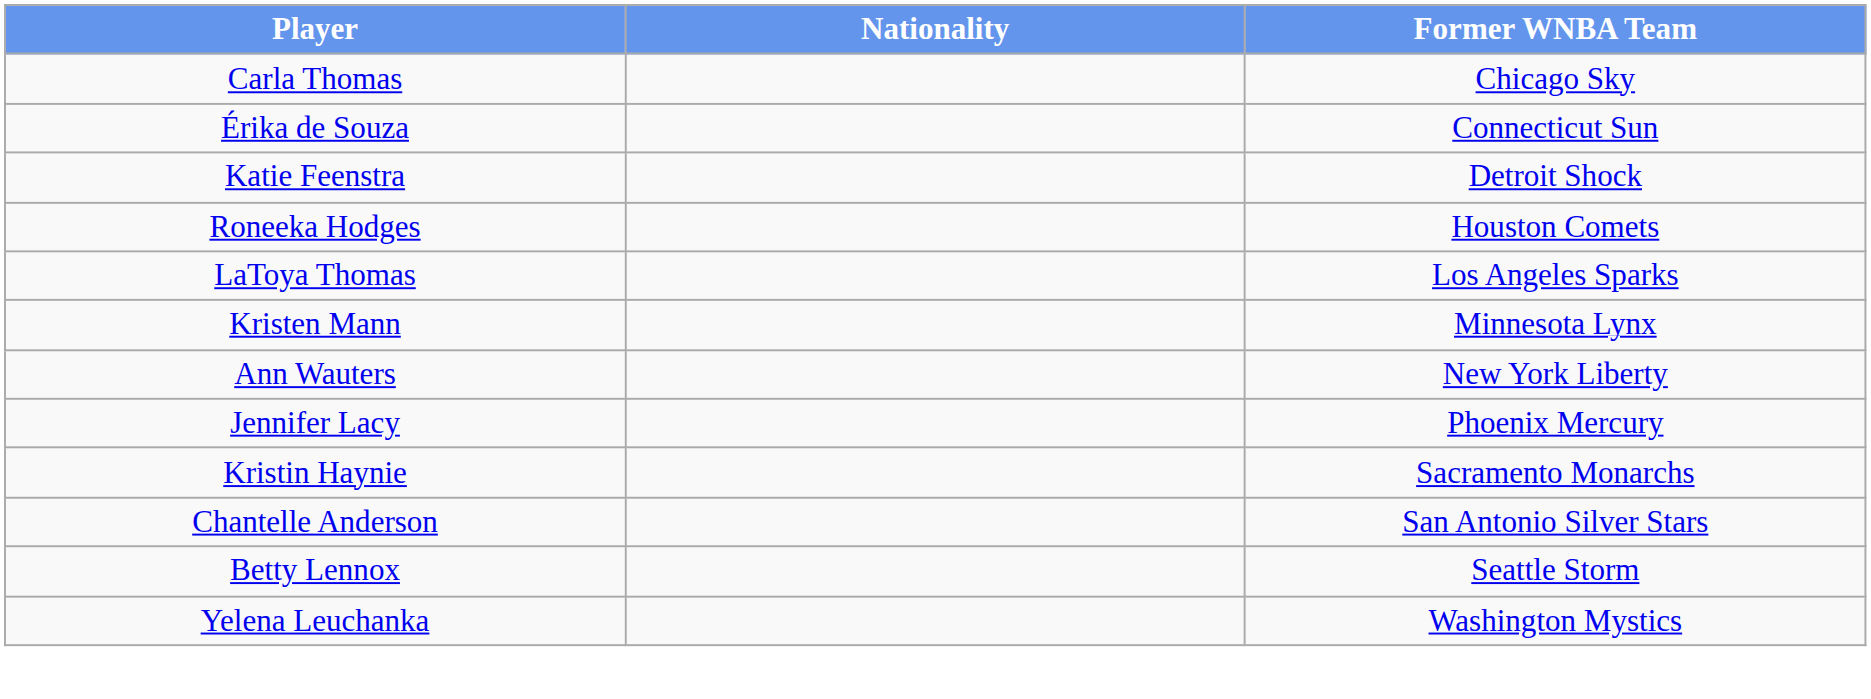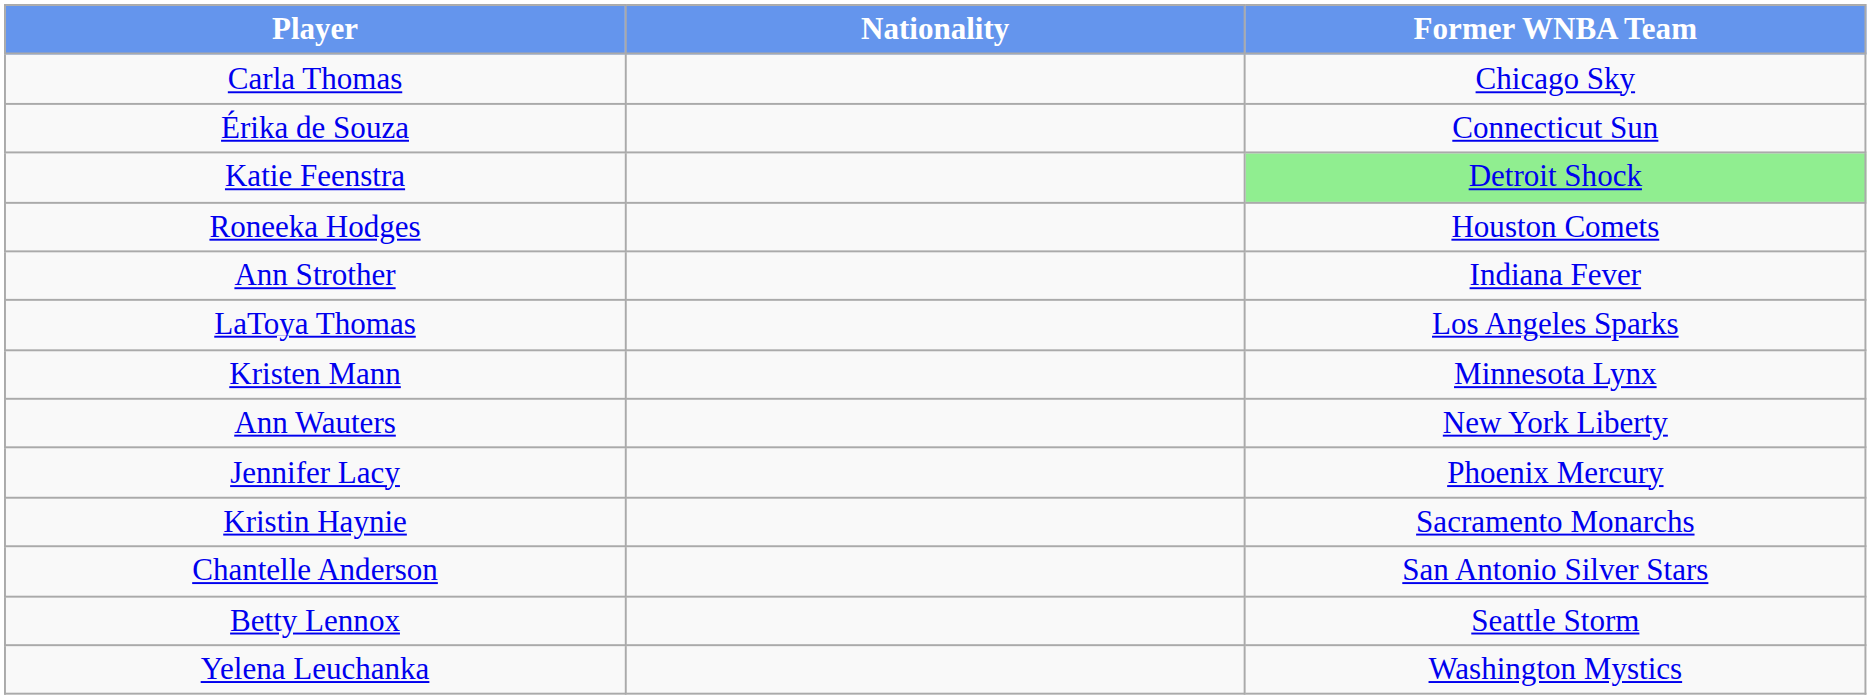(1555, 176) no background -> (1555, 176) lightgreen background
+ row: (315, 275)
